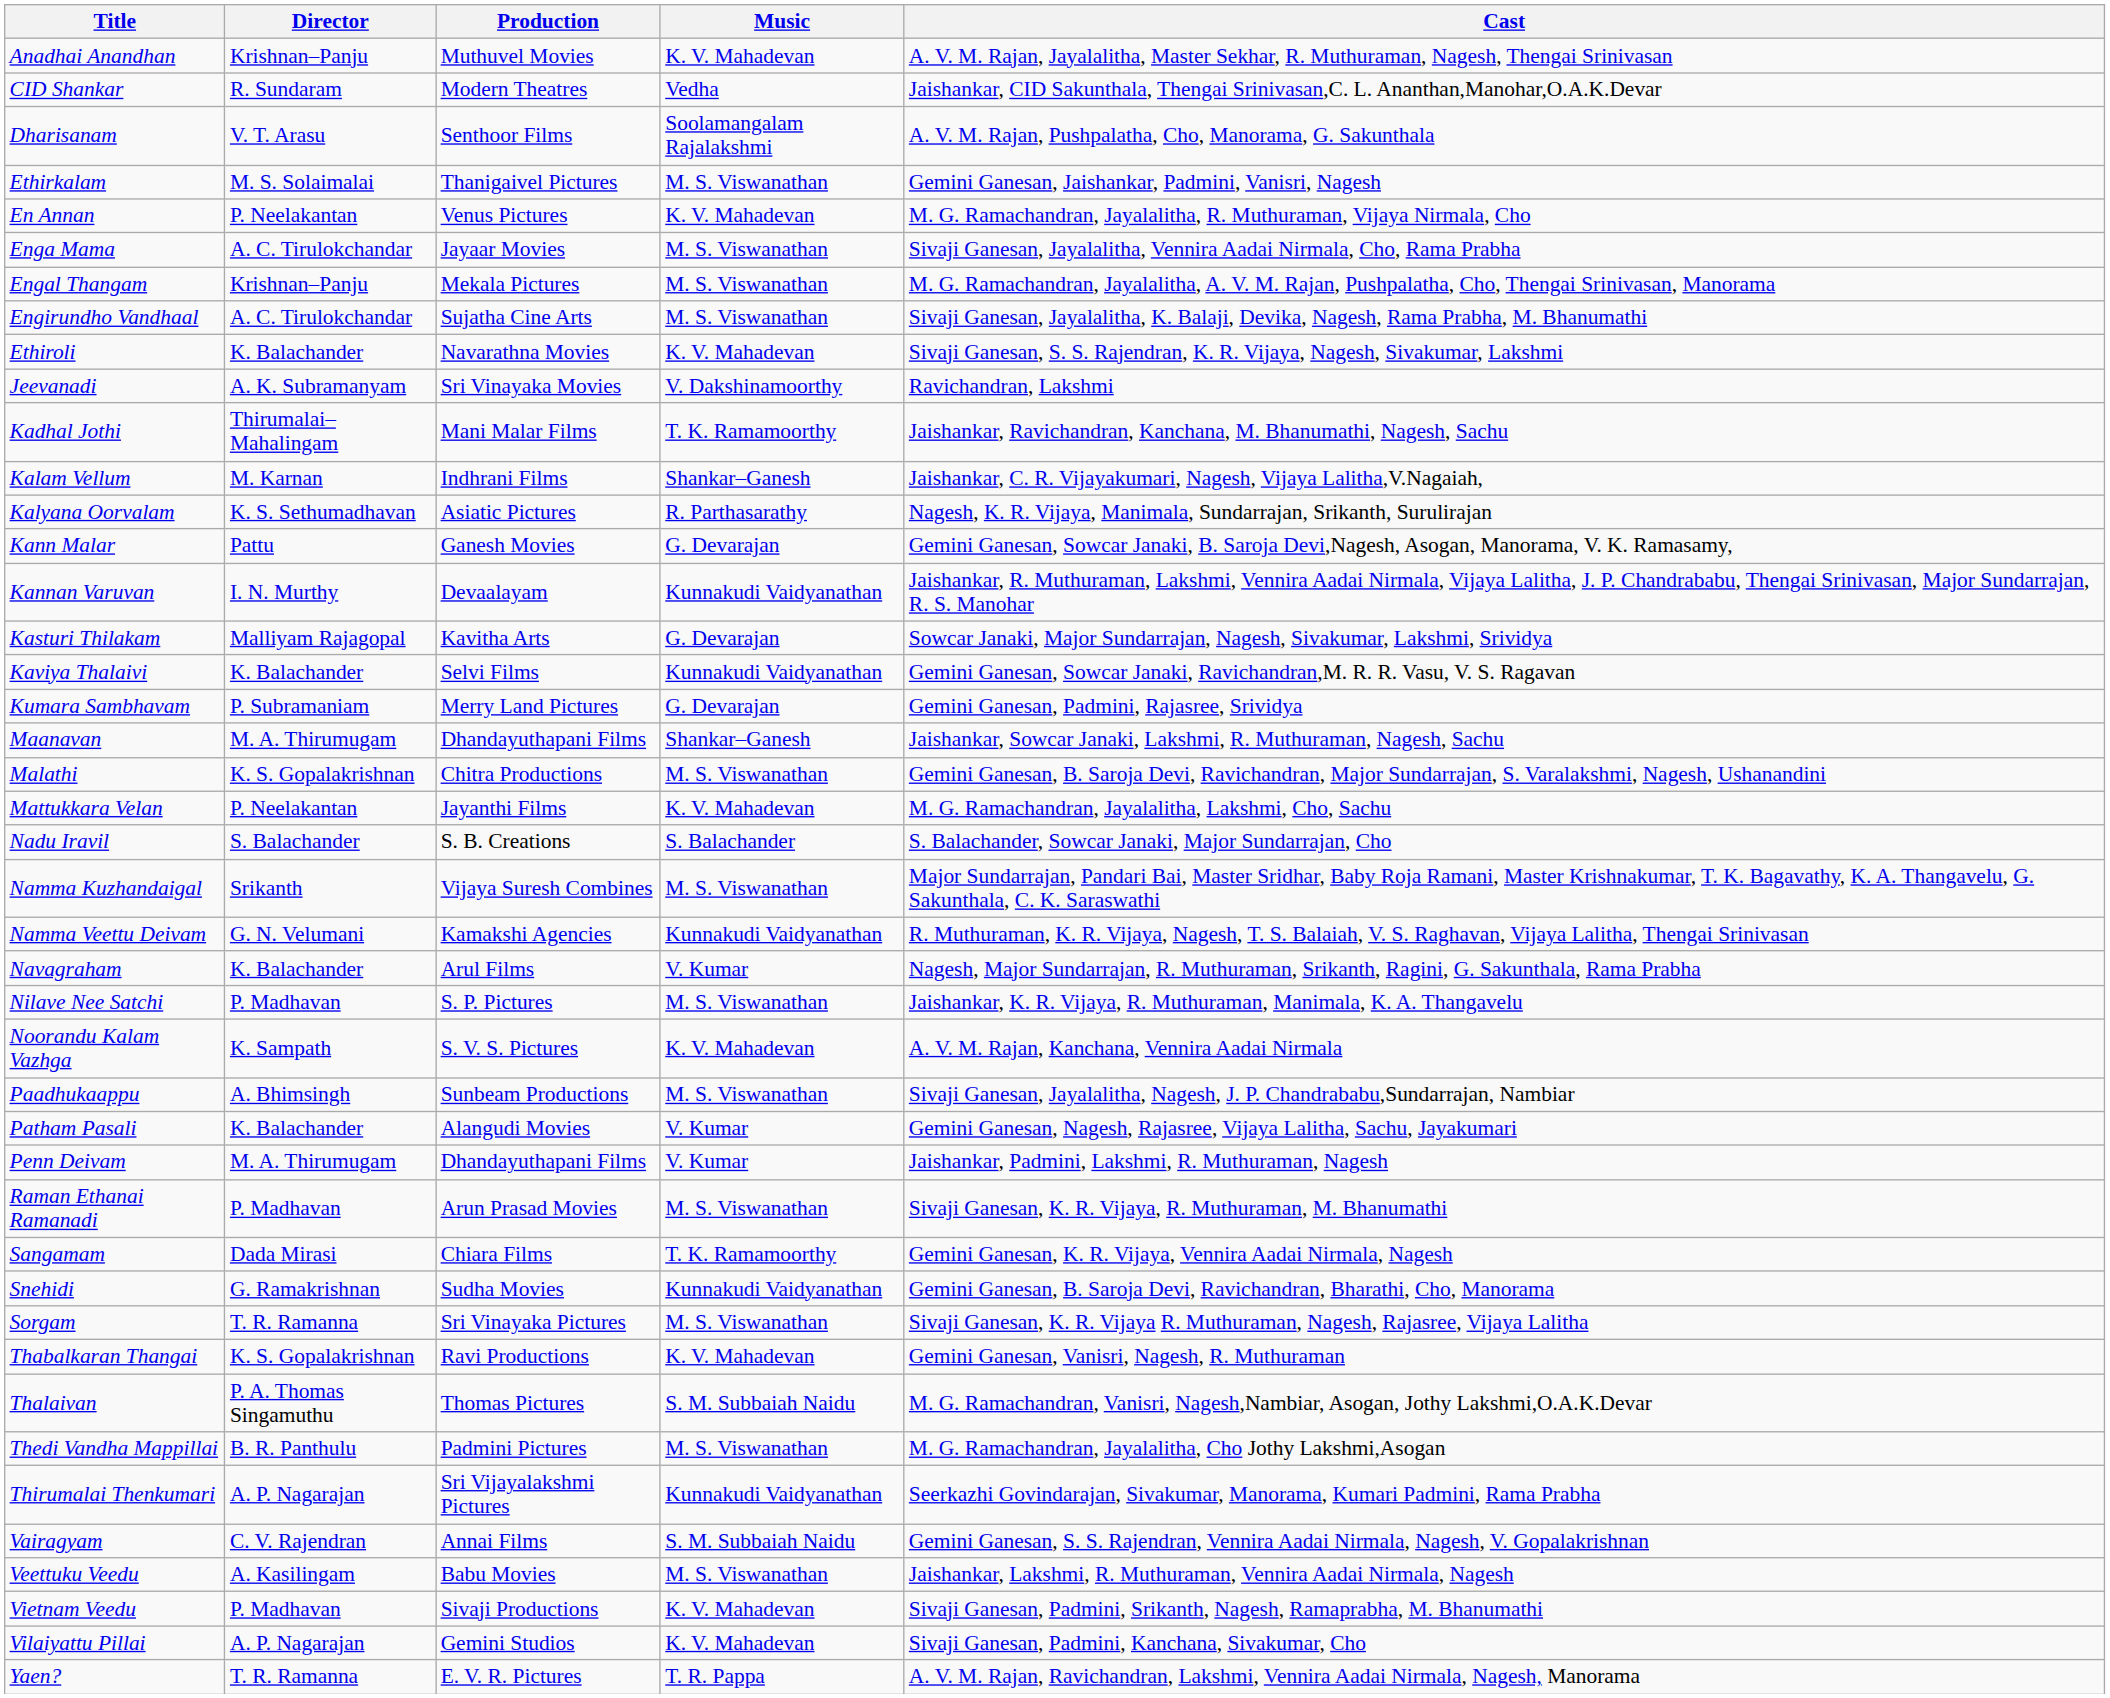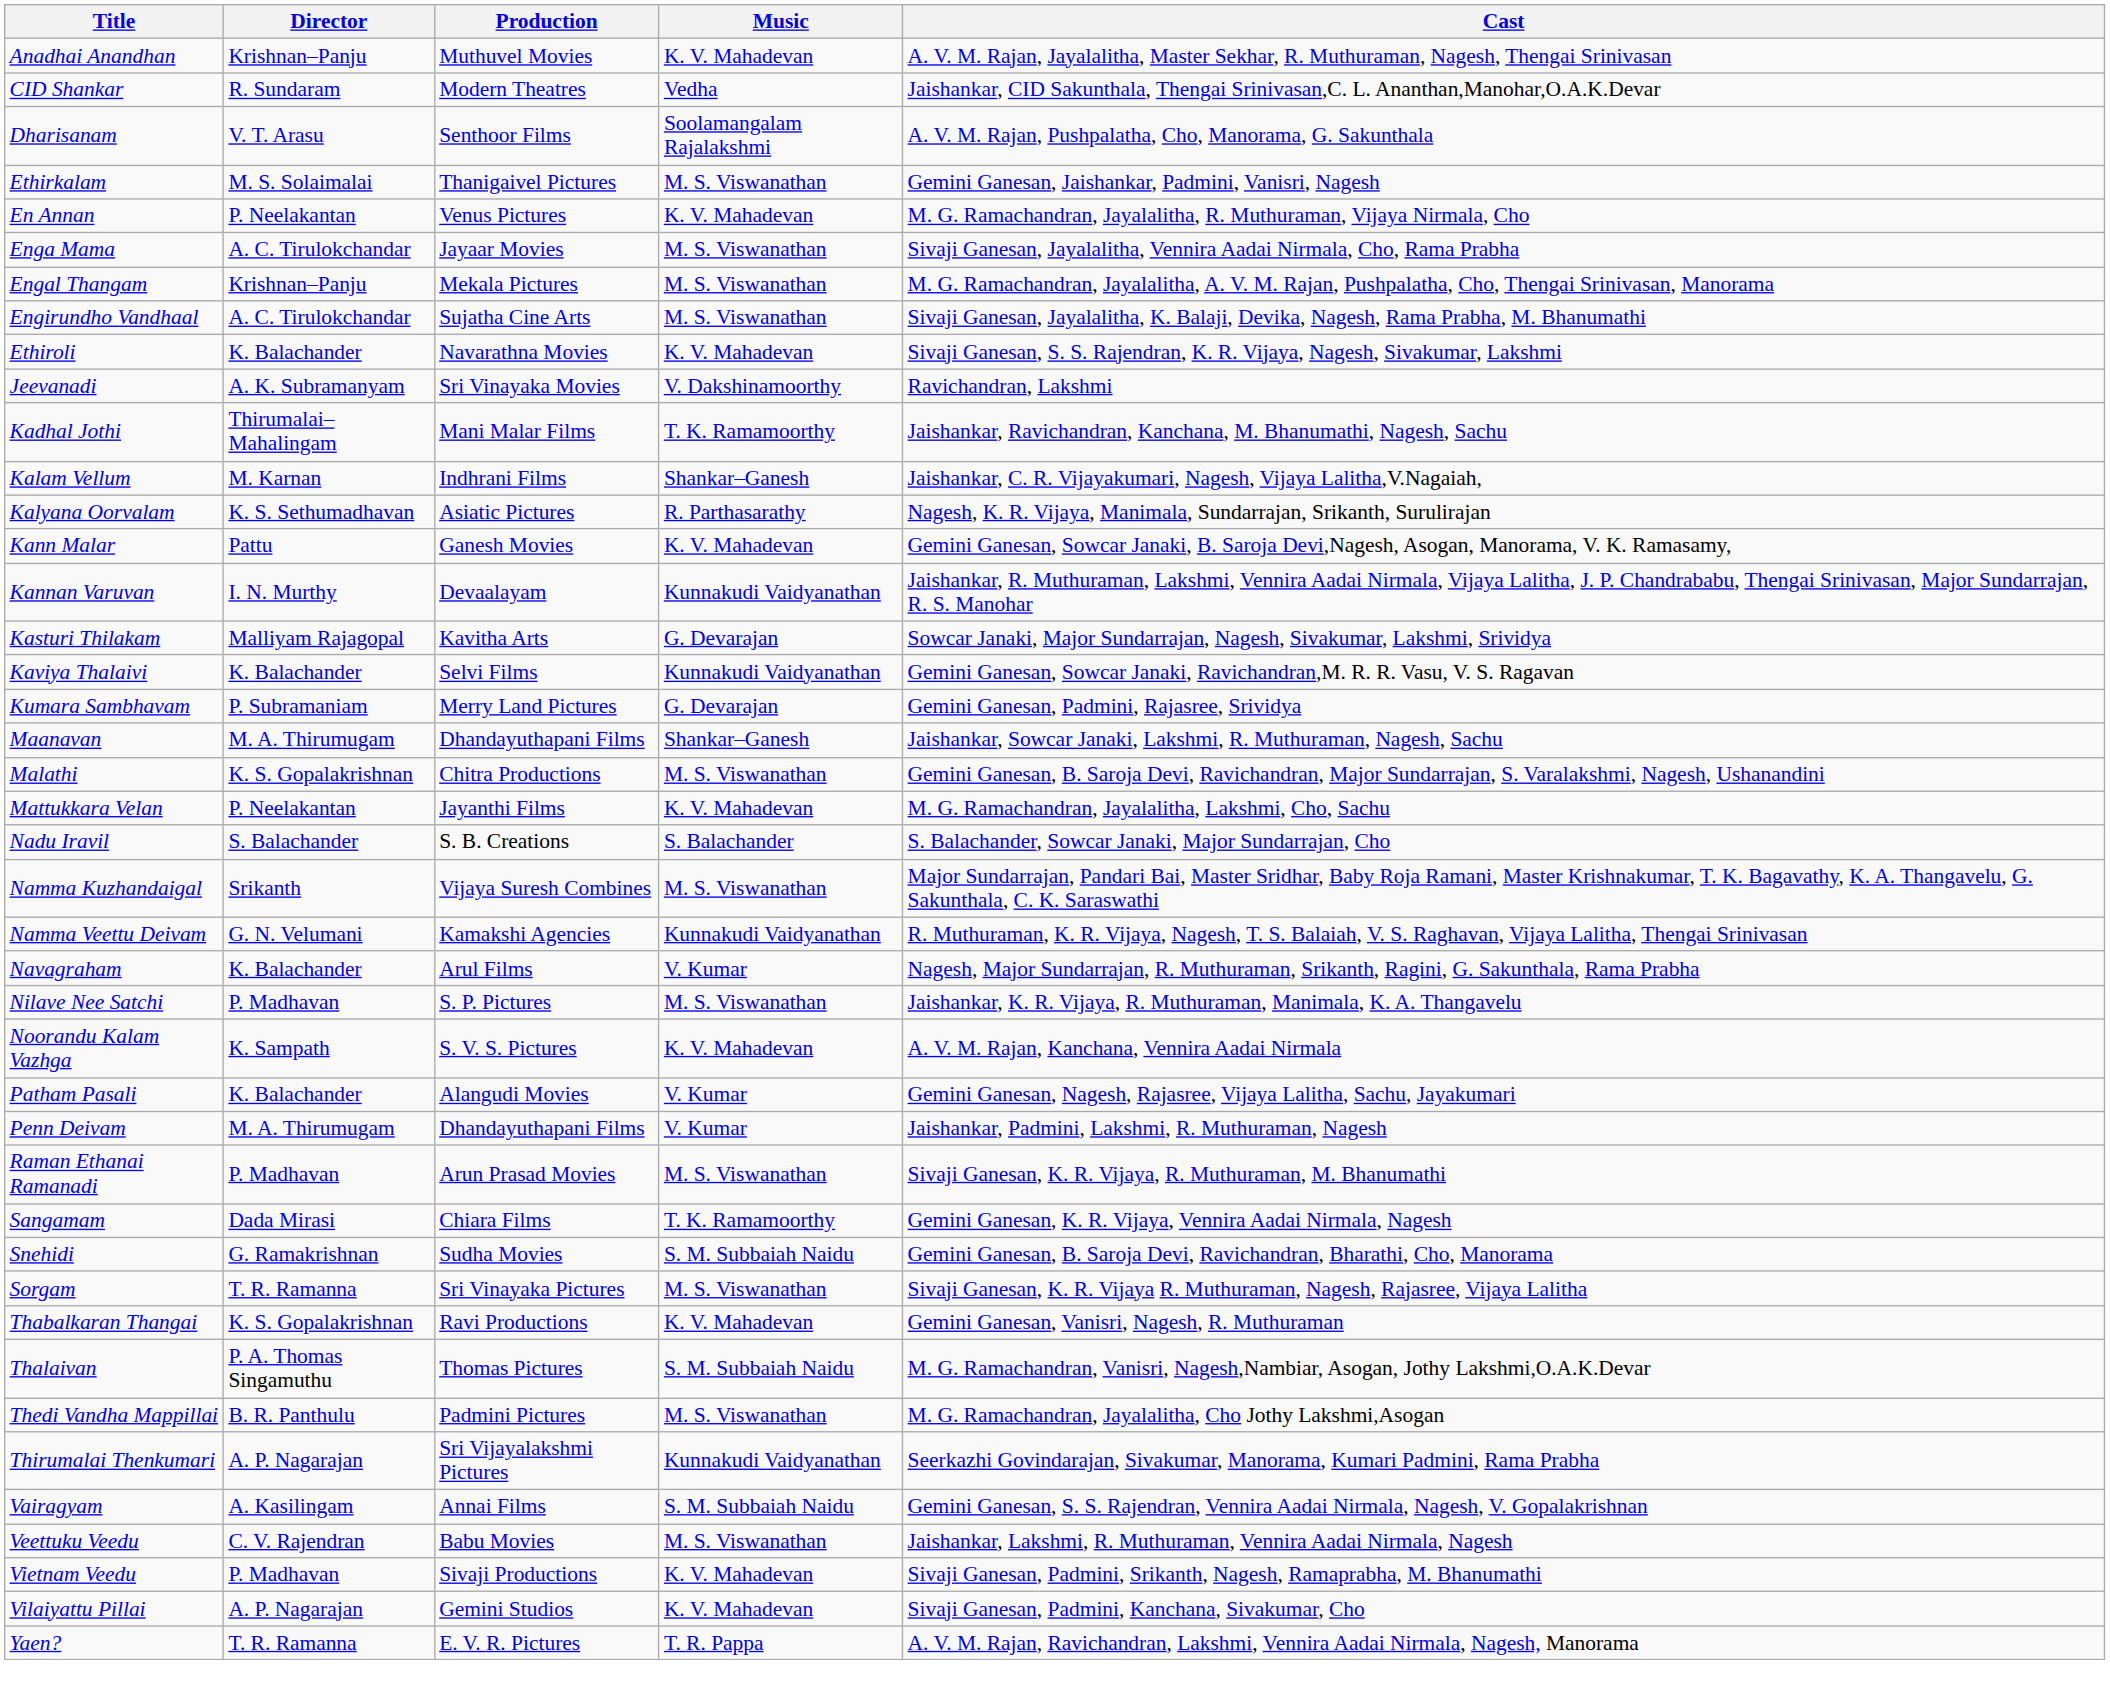(722, 545) G. Devarajan -> (739, 545) K. V. Mahadevan
- row: (75, 1094)
(774, 1288) Kunnakudi Vaidyanathan -> (759, 1254) S. M. Subbaiah Naidu
(298, 1540) C. V. Rajendran -> (291, 1506) A. Kasilingam
(292, 1574) A. Kasilingam -> (296, 1540) C. V. Rajendran
